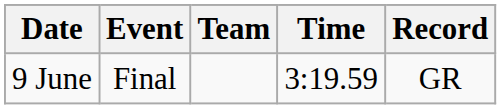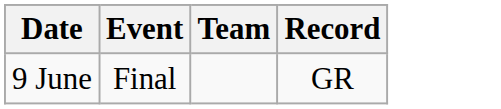- column: (331, 28)
